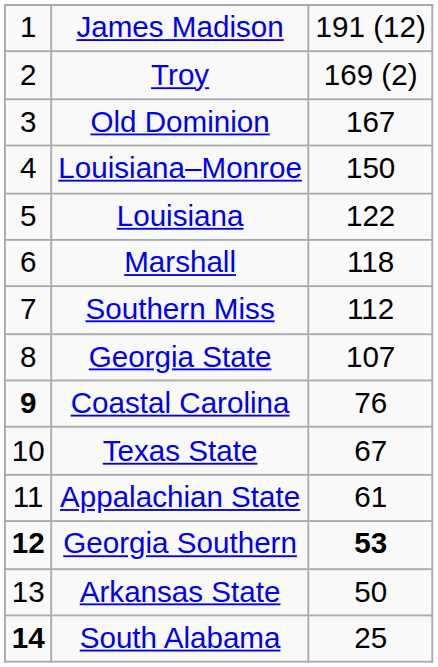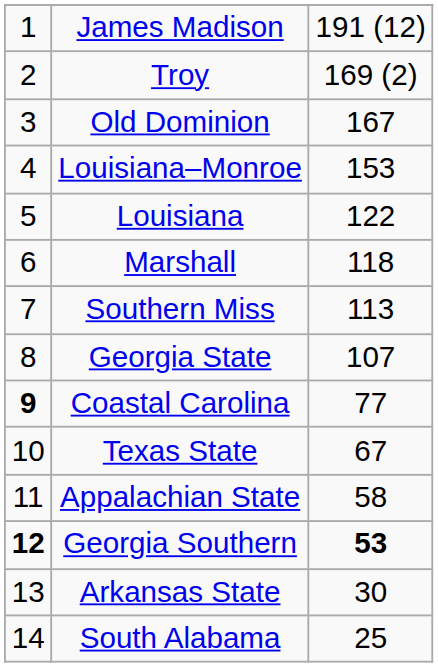(371, 168) 150 -> (371, 168) 153
(371, 309) 112 -> (371, 309) 113
(371, 403) 76 -> (371, 403) 77
(371, 497) 61 -> (371, 497) 58
(371, 591) 50 -> (371, 591) 30
(28, 638) bold -> (28, 638) normal
